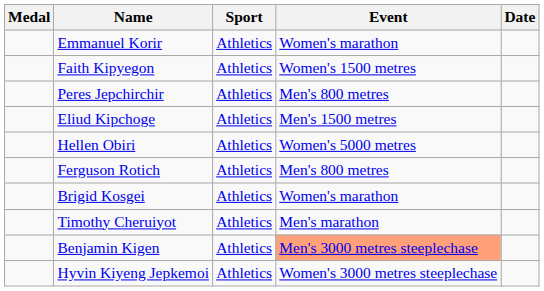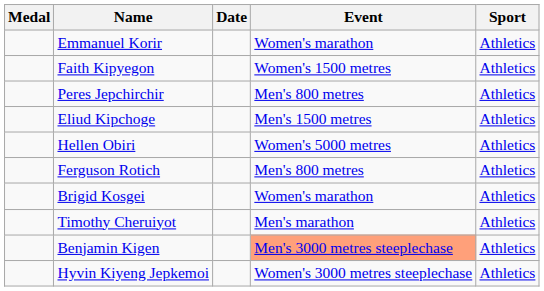columns swapped: (244, 17) <-> (520, 17)
